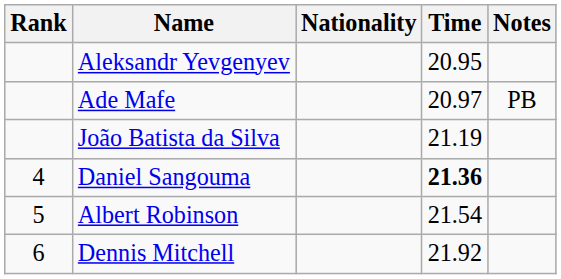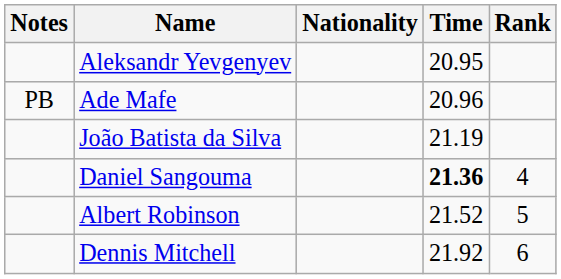columns swapped: (39, 23) <-> (522, 23)
(455, 100) 20.97 -> (456, 100) 20.96
(455, 215) 21.54 -> (456, 215) 21.52
